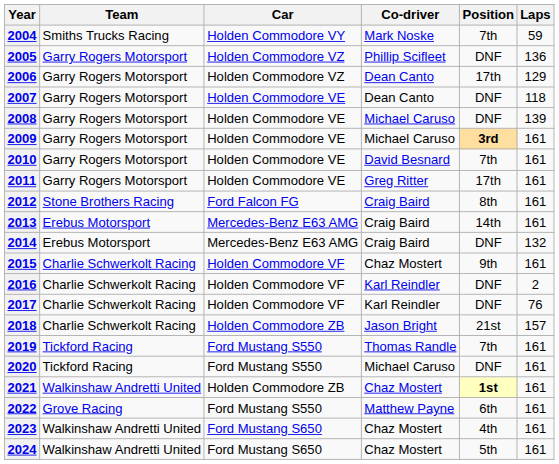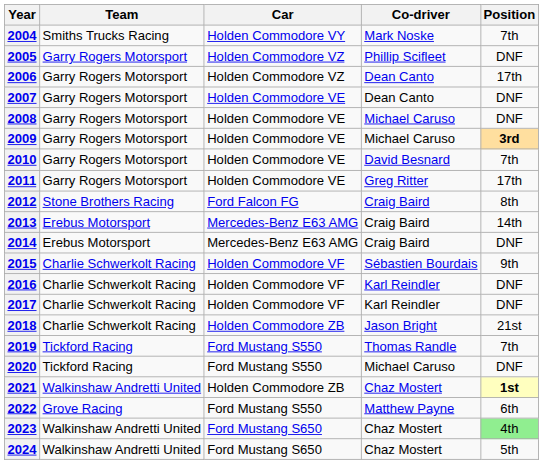- column: (535, 15)
(403, 263) Chaz Mostert -> (421, 263) Sébastien Bourdais
(488, 429) no background -> (509, 429) lightgreen background
